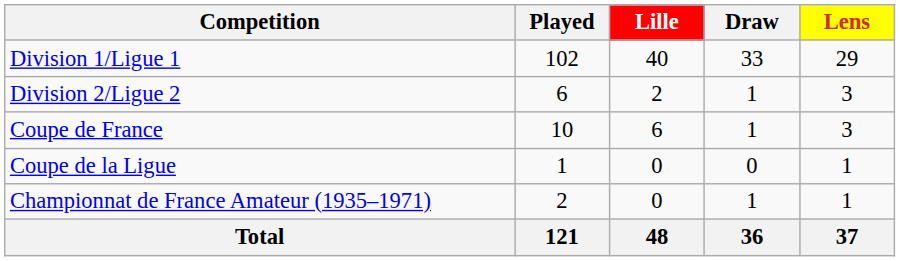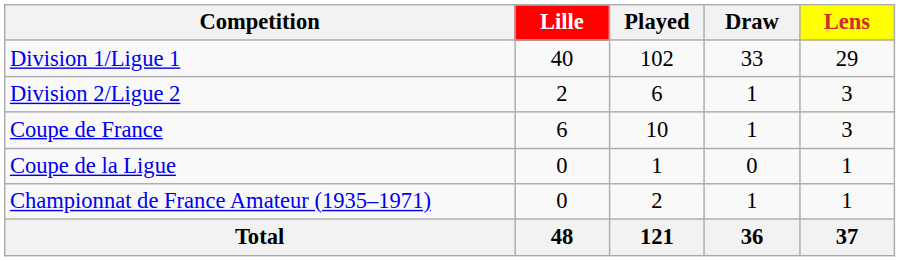columns swapped: (562, 22) <-> (657, 22)
